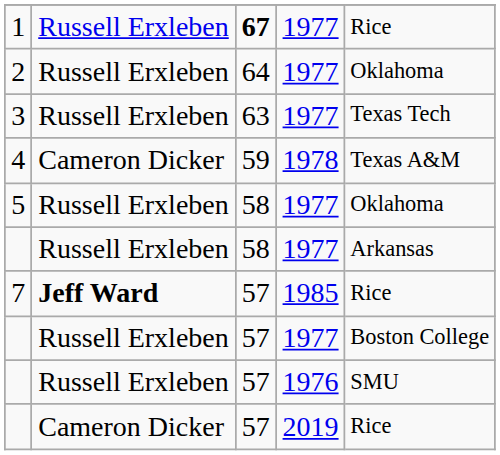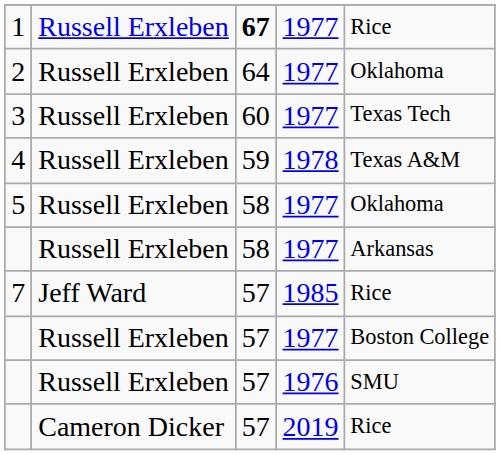(256, 115) 63 -> (256, 115) 60
(131, 159) Cameron Dicker -> (134, 159) Russell Erxleben
(98, 293) bold -> (92, 293) normal
